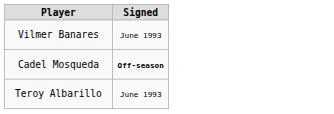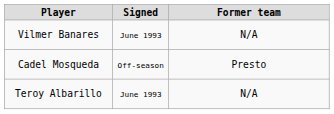+ column: (249, 12)
(141, 64) bold -> (141, 64) normal
